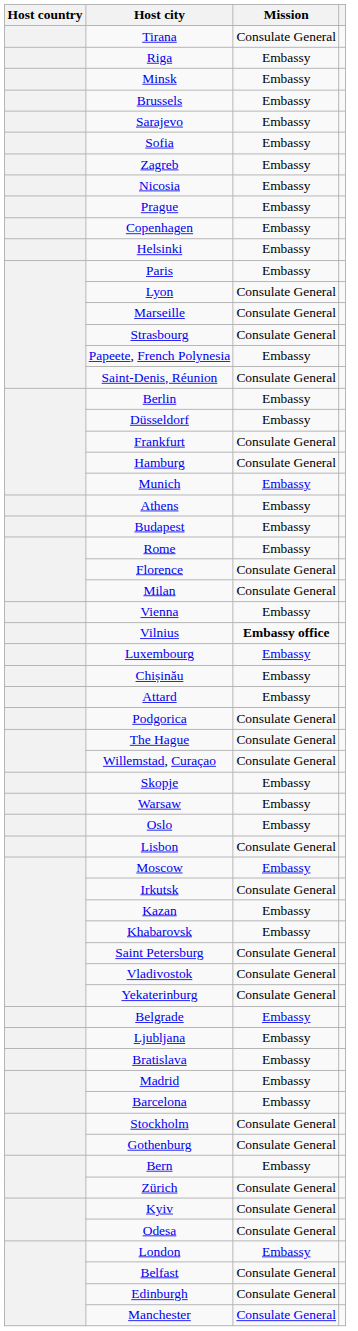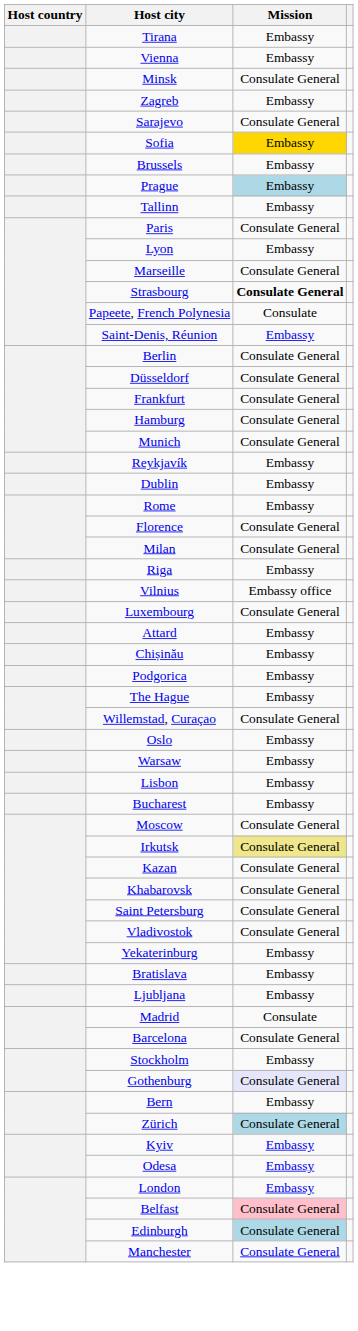(286, 36) Consulate General -> (290, 36) Embassy
rows swapped: (159, 611) <-> (159, 57)
(286, 79) Embassy -> (290, 79) Consulate General
rows swapped: (159, 100) <-> (159, 164)
(286, 121) Embassy -> (290, 121) Consulate General
(286, 143) no background -> (290, 143) gold background
- row: (159, 185)
(286, 206) no background -> (290, 185) lightblue background
- row: (159, 228)
+ row: (159, 206)
- row: (159, 249)
(286, 270) Embassy -> (290, 228) Consulate General
(286, 292) Consulate General -> (290, 249) Embassy
(286, 334) normal -> (290, 292) bold
(286, 356) Embassy -> (290, 313) Consulate
(286, 377) Consulate General -> (290, 334) Embassy
(286, 398) Embassy -> (290, 356) Consulate General
(286, 420) Embassy -> (290, 377) Consulate General
(286, 484) Embassy -> (290, 441) Consulate General
- row: (159, 505)
- row: (159, 526)
+ row: (159, 462)
+ row: (159, 484)
(286, 633) bold -> (290, 590) normal
(286, 654) Embassy -> (290, 611) Consulate General
rows swapped: (159, 697) <-> (159, 675)
(286, 718) Consulate General -> (290, 675) Embassy
(286, 739) Consulate General -> (290, 697) Embassy
- row: (159, 782)
rows swapped: (159, 825) <-> (159, 803)
(286, 846) Consulate General -> (290, 782) Embassy
+ row: (159, 803)
(286, 867) Embassy -> (290, 825) Consulate General
(286, 889) no background -> (290, 846) khaki background
(286, 910) Embassy -> (290, 867) Consulate General
(286, 931) Embassy -> (290, 889) Consulate General
(286, 995) Consulate General -> (290, 953) Embassy
- row: (159, 1016)
rows swapped: (159, 1059) <-> (159, 1038)
(286, 1080) Embassy -> (290, 1016) Consulate
(286, 1102) Embassy -> (290, 1038) Consulate General
(286, 1123) Consulate General -> (290, 1059) Embassy
(286, 1144) no background -> (290, 1080) lavender background
(286, 1187) no background -> (290, 1123) lightblue background
(286, 1208) Consulate General -> (290, 1144) Embassy
(286, 1230) Consulate General -> (290, 1166) Embassy
(286, 1272) no background -> (290, 1208) pink background
(286, 1294) no background -> (290, 1230) lightblue background
